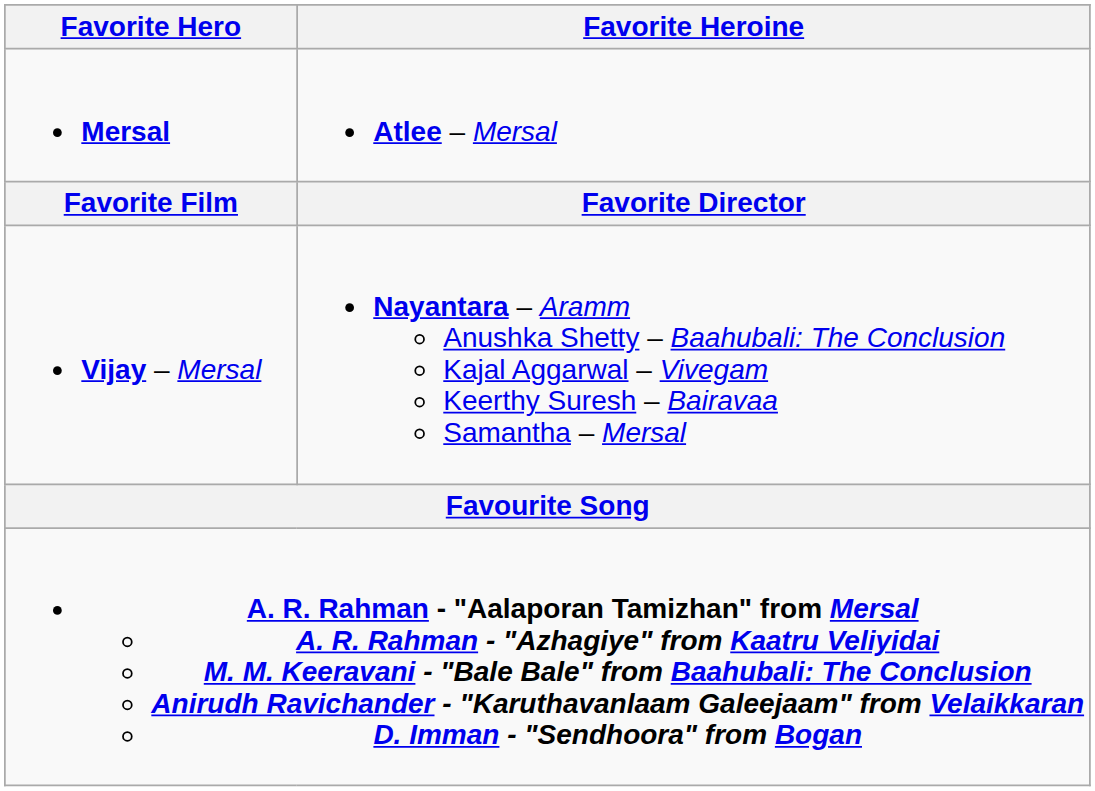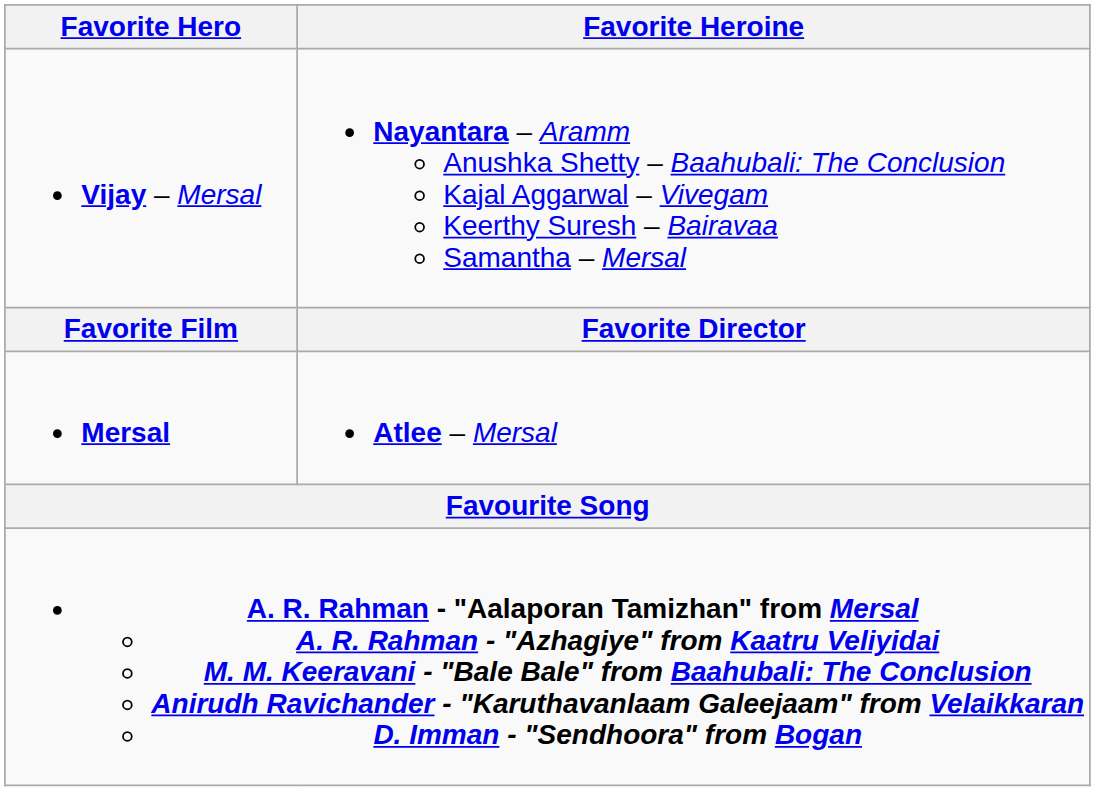rows swapped: (151, 370) <-> (151, 131)
